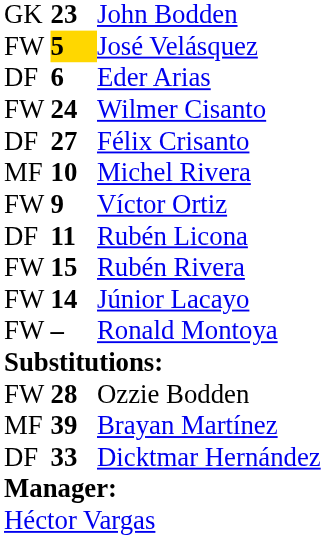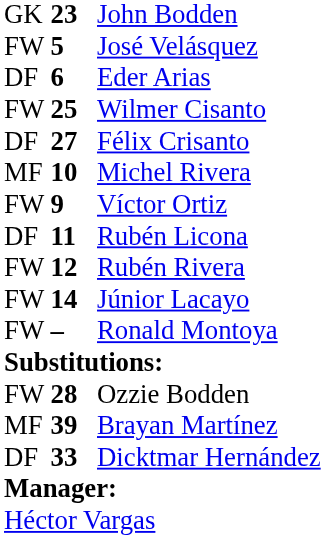(57, 46) gold background -> (57, 46) no background
(64, 109) 24 -> (64, 109) 25
(64, 267) 15 -> (64, 267) 12
